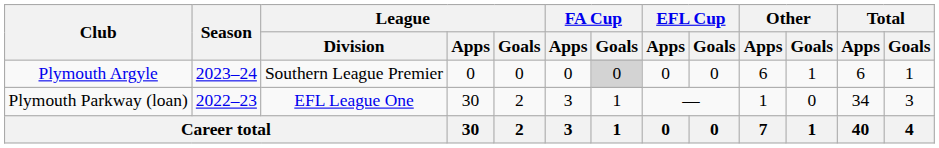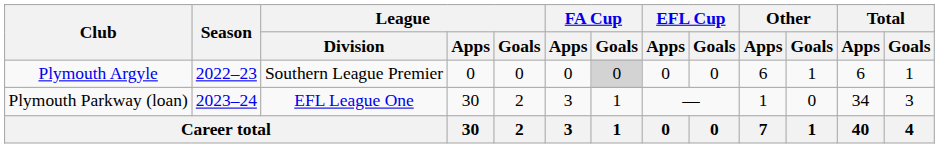(226, 73) 2023–24 -> (226, 73) 2022–23
(226, 101) 2022–23 -> (226, 101) 2023–24
